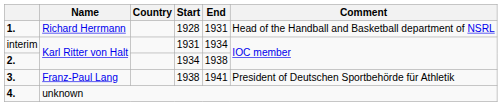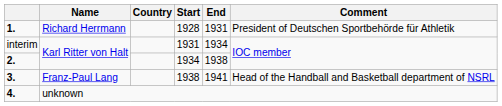(364, 28) Head of the Handball and Basketball department of NSRL -> (343, 28) President of Deutschen Sportbehörde für Athletik
(343, 77) President of Deutschen Sportbehörde für Athletik -> (364, 77) Head of the Handball and Basketball department of NSRL
